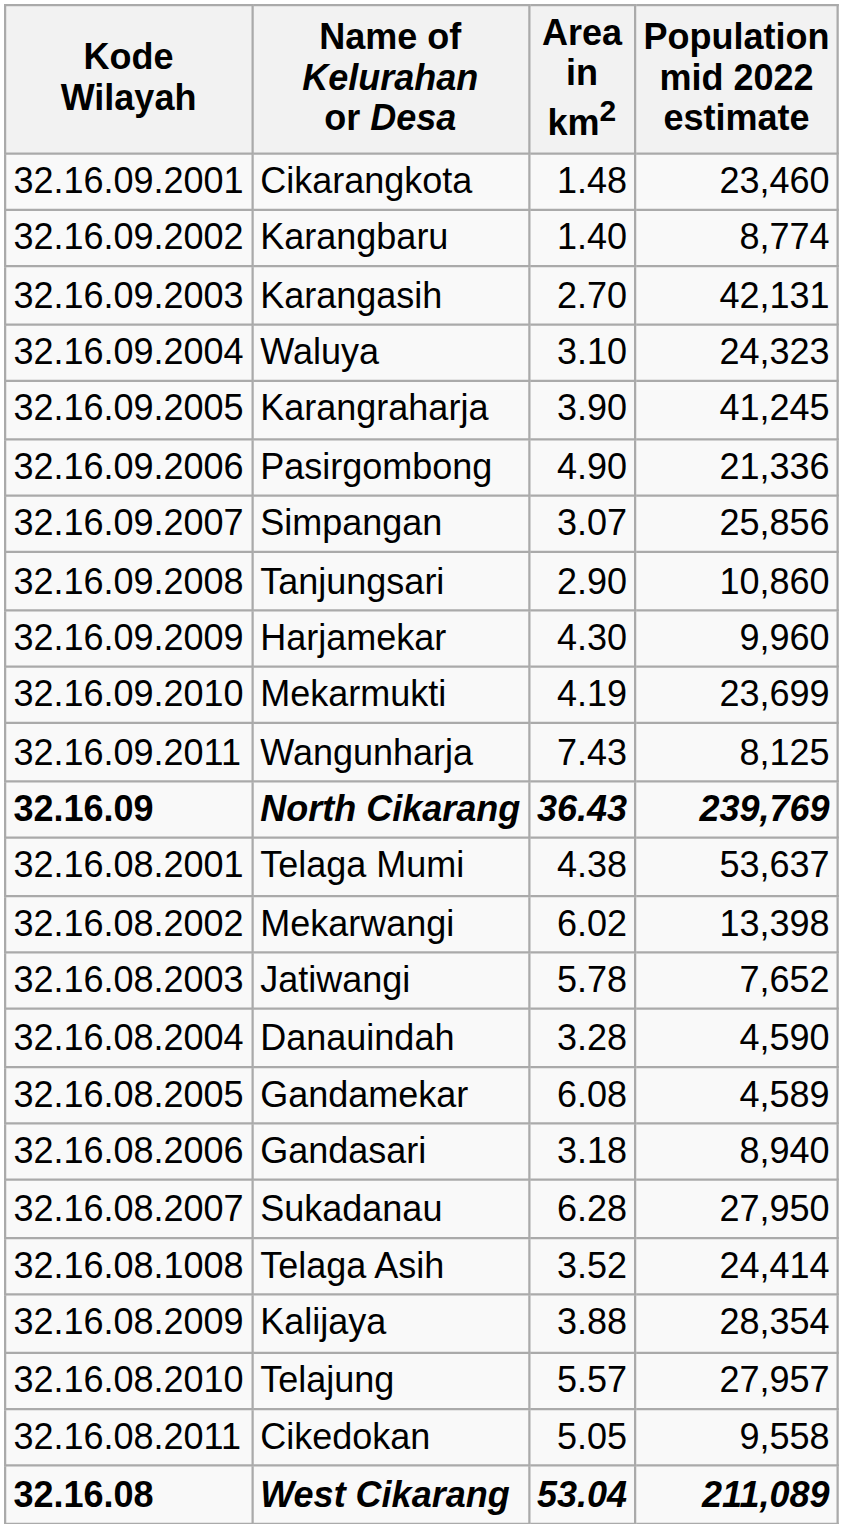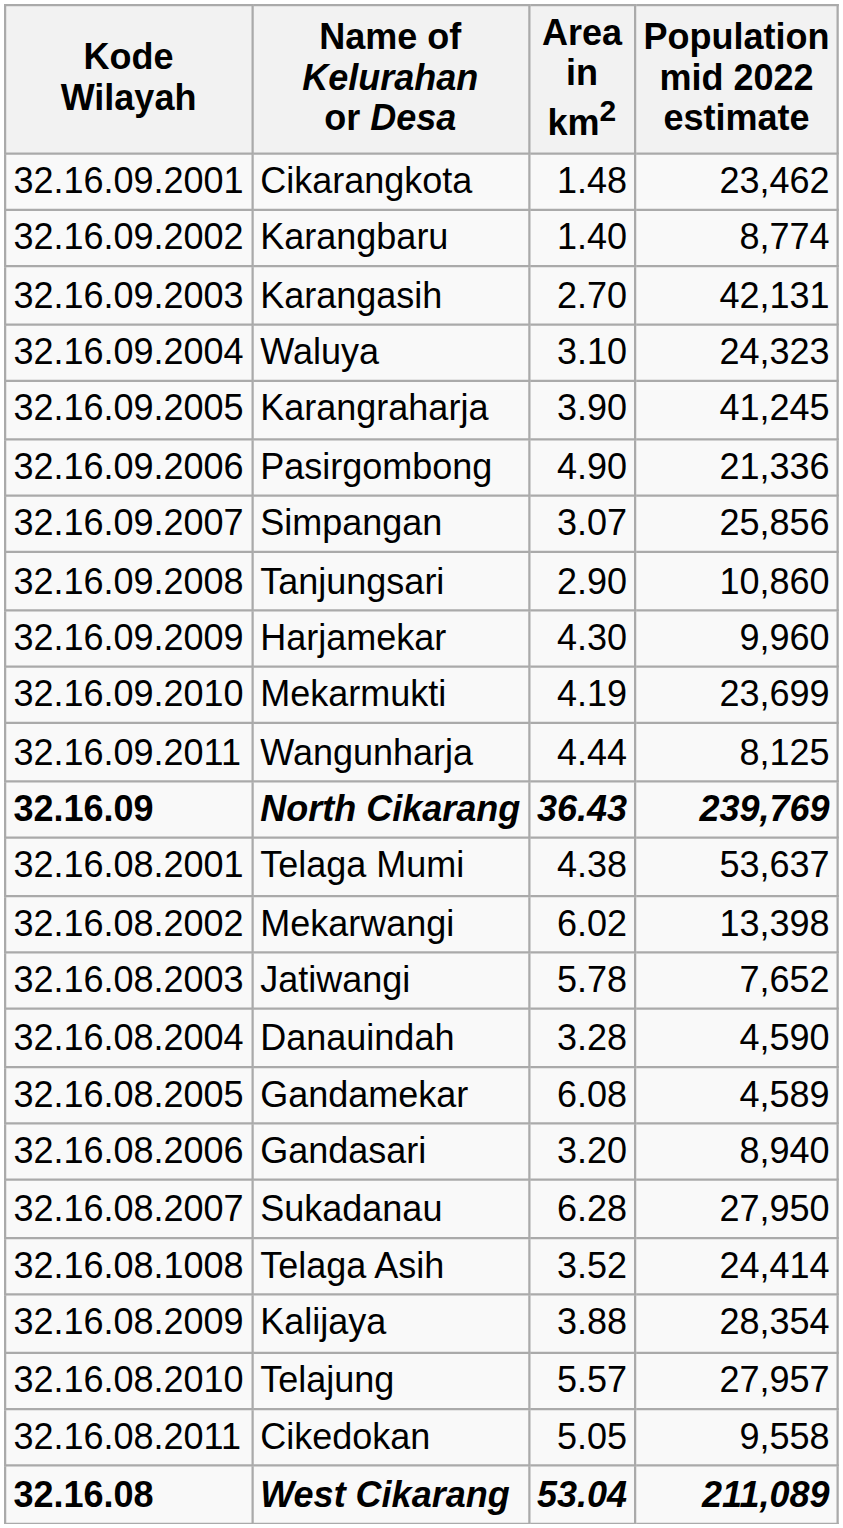(775, 180) 23,460 -> (775, 180) 23,462
(592, 751) 7.43 -> (592, 751) 4.44
(592, 1151) 3.18 -> (592, 1151) 3.20
